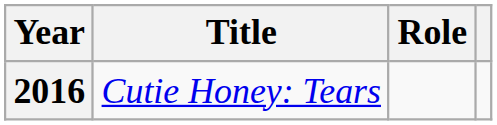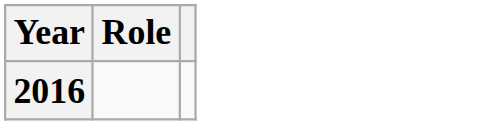- column: (241, 32)
